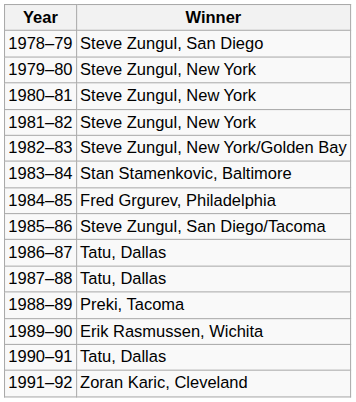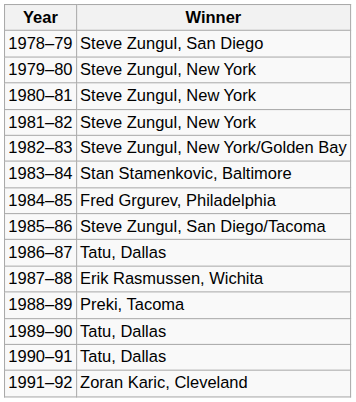(123, 278) Tatu, Dallas -> (172, 278) Erik Rasmussen, Wichita
(172, 331) Erik Rasmussen, Wichita -> (123, 331) Tatu, Dallas
